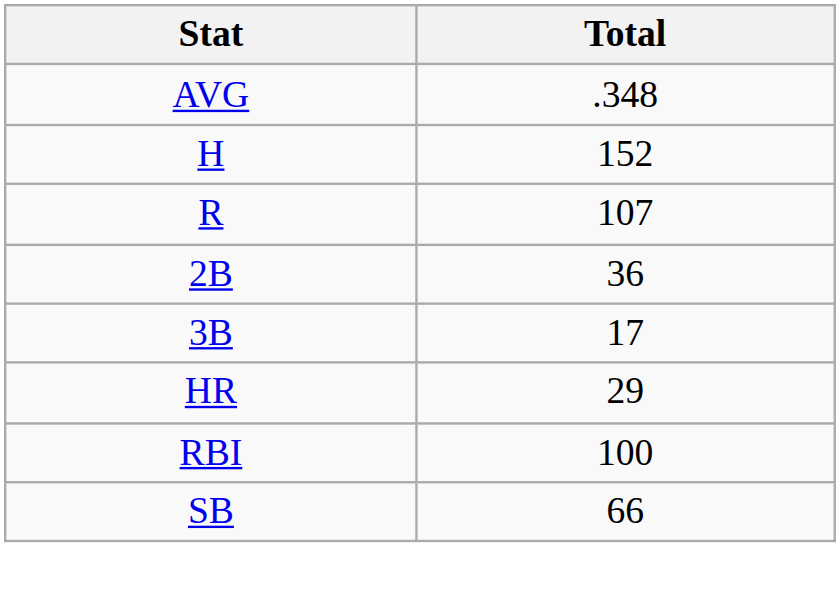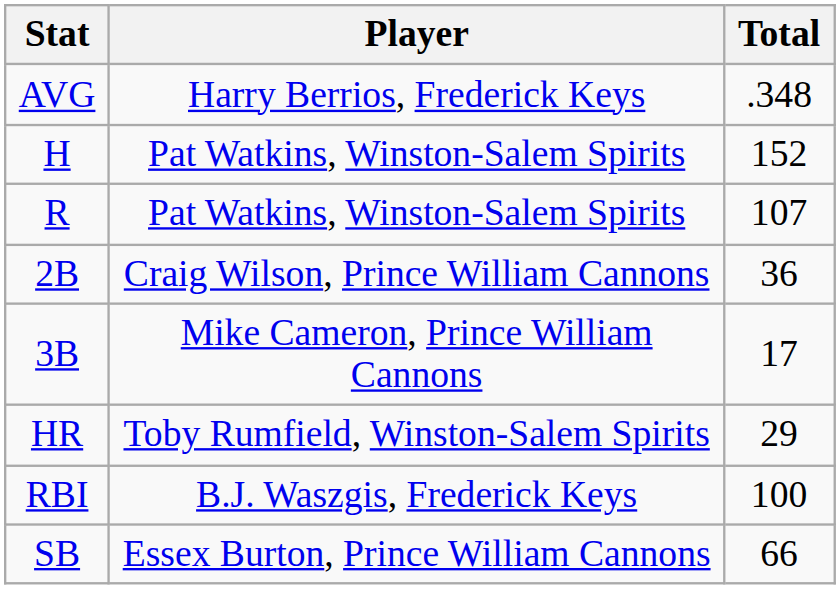+ column: (417, 34)
